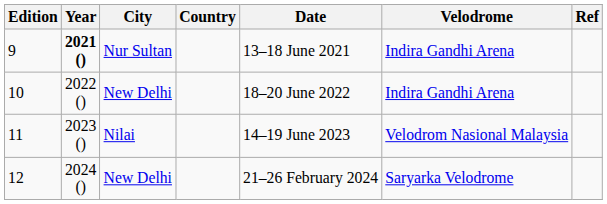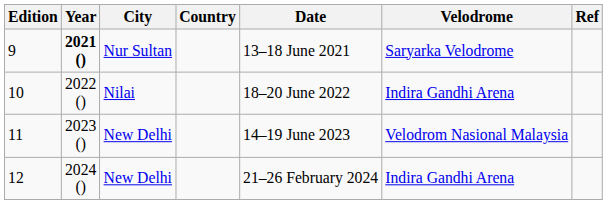(450, 50) Indira Gandhi Arena -> (449, 50) Saryarka Velodrome
(138, 93) New Delhi -> (119, 93) Nilai
(119, 135) Nilai -> (138, 135) New Delhi
(449, 178) Saryarka Velodrome -> (450, 178) Indira Gandhi Arena
